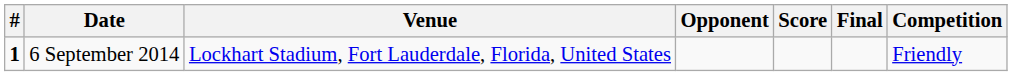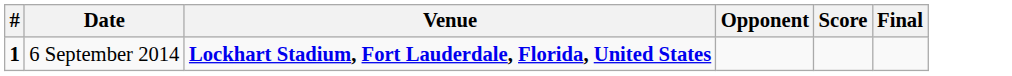- column: (947, 20)
(430, 53) normal -> (450, 53) bold
